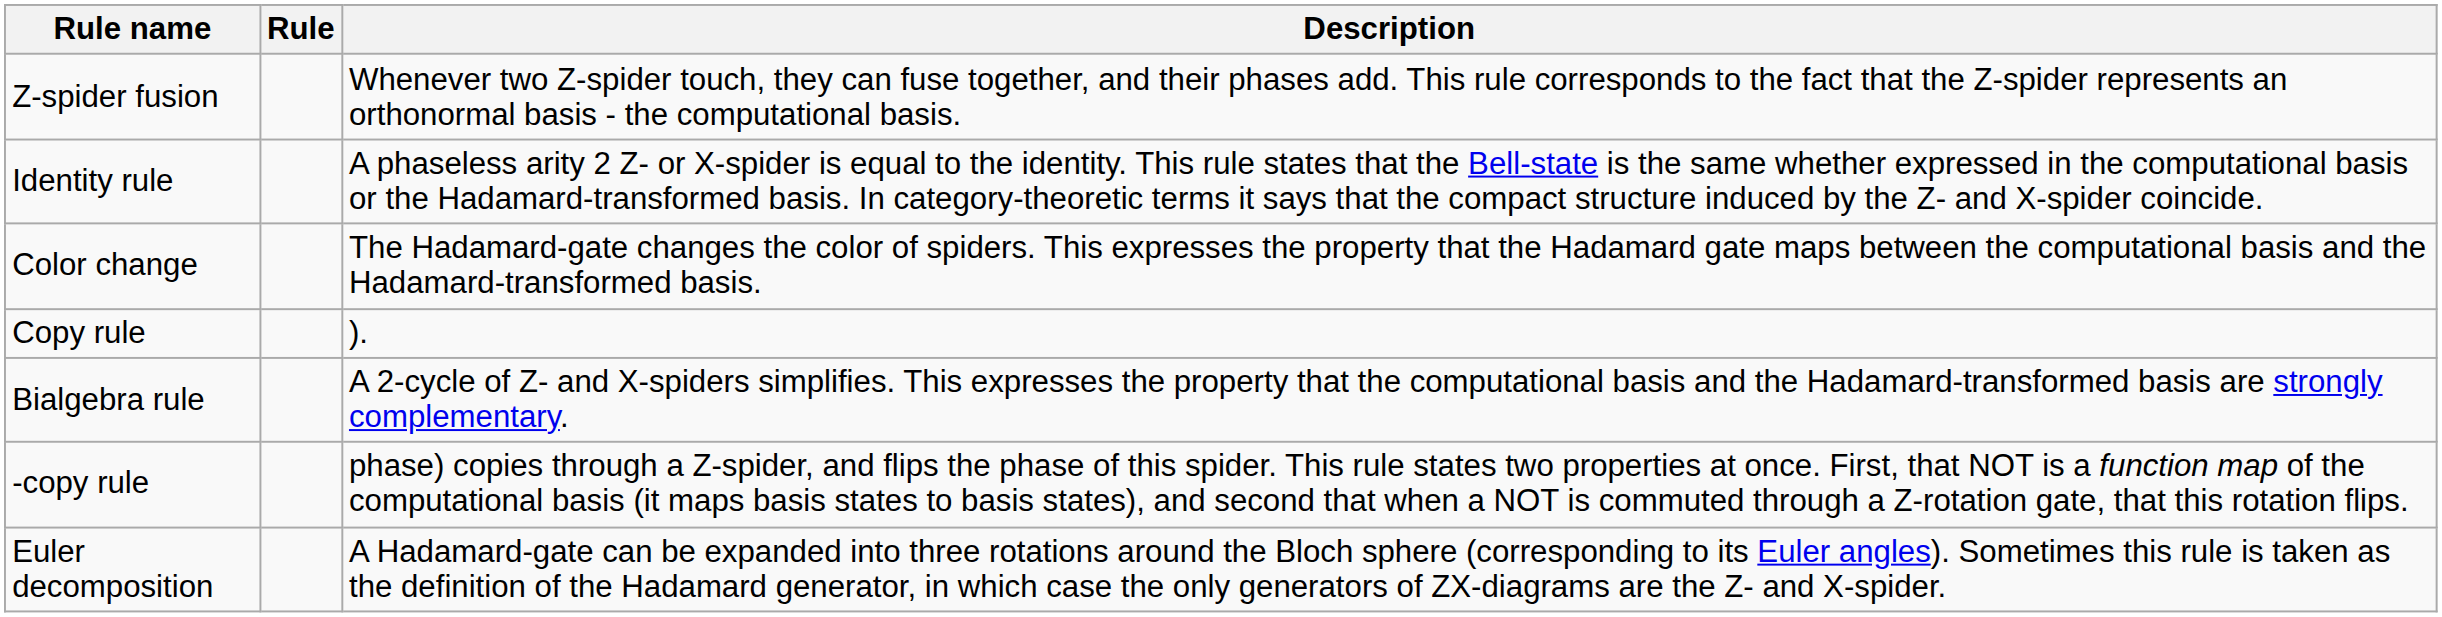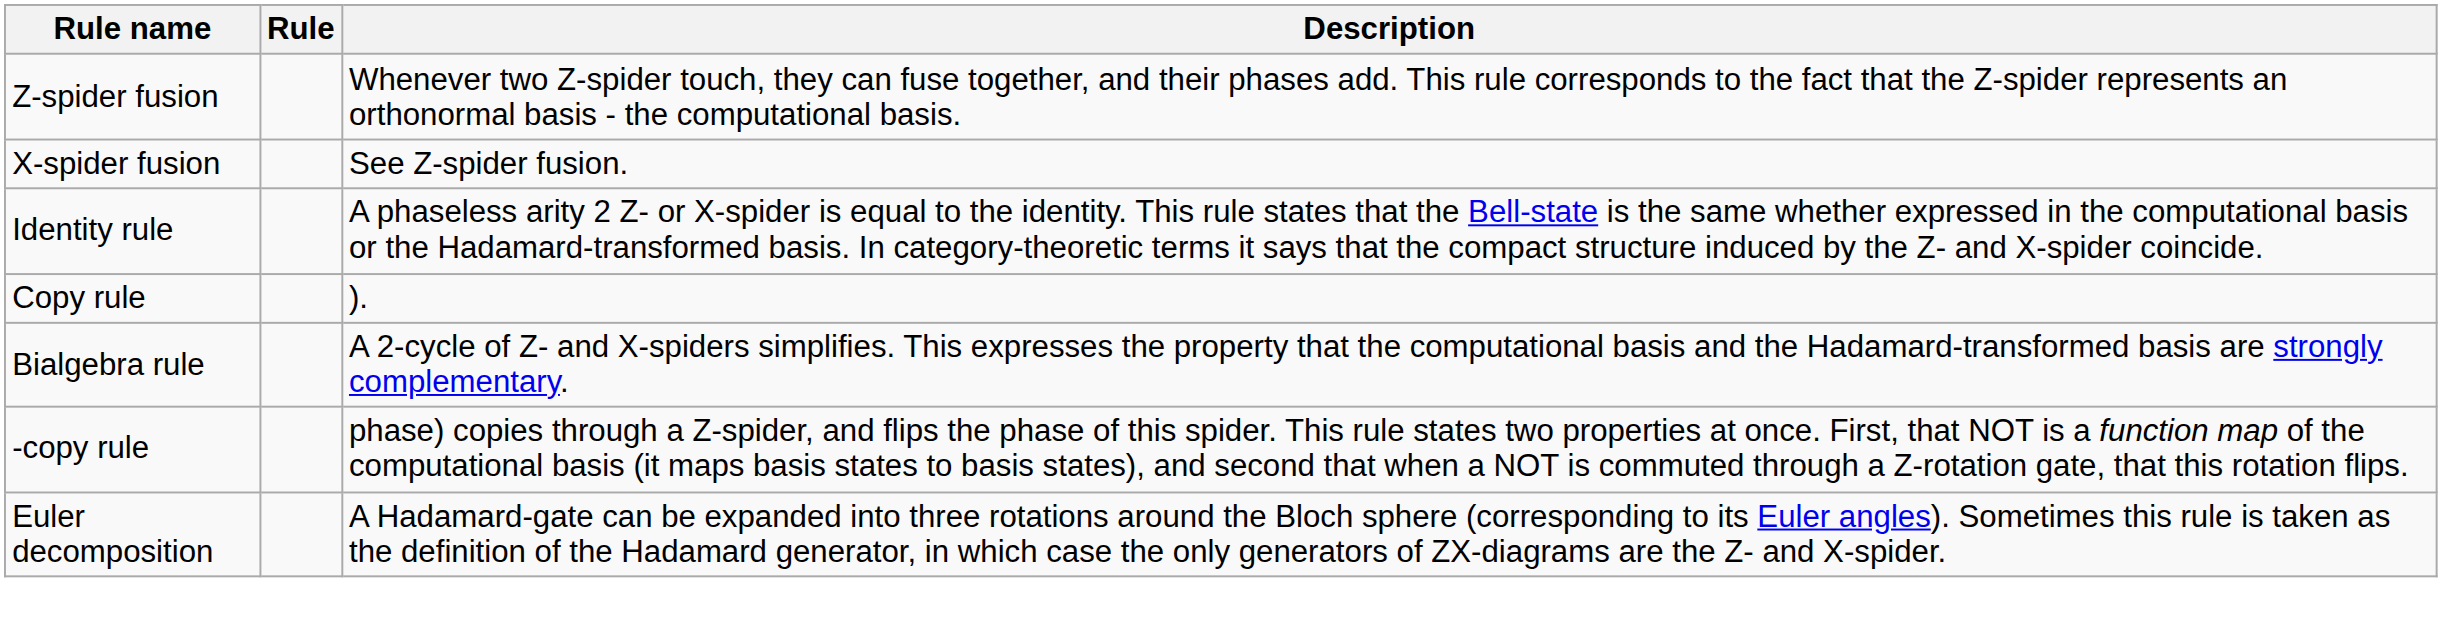+ row: (116, 163)
- row: (105, 265)
